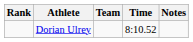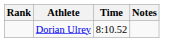- column: (108, 12)
